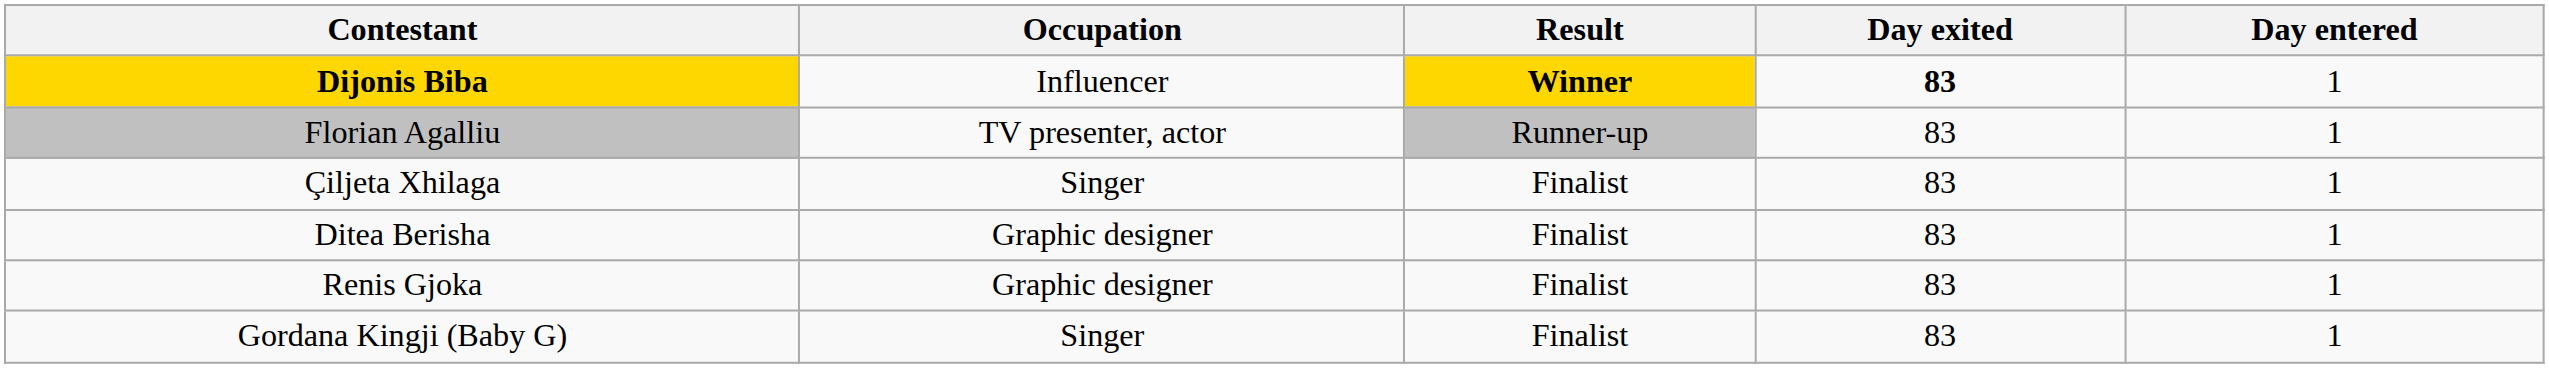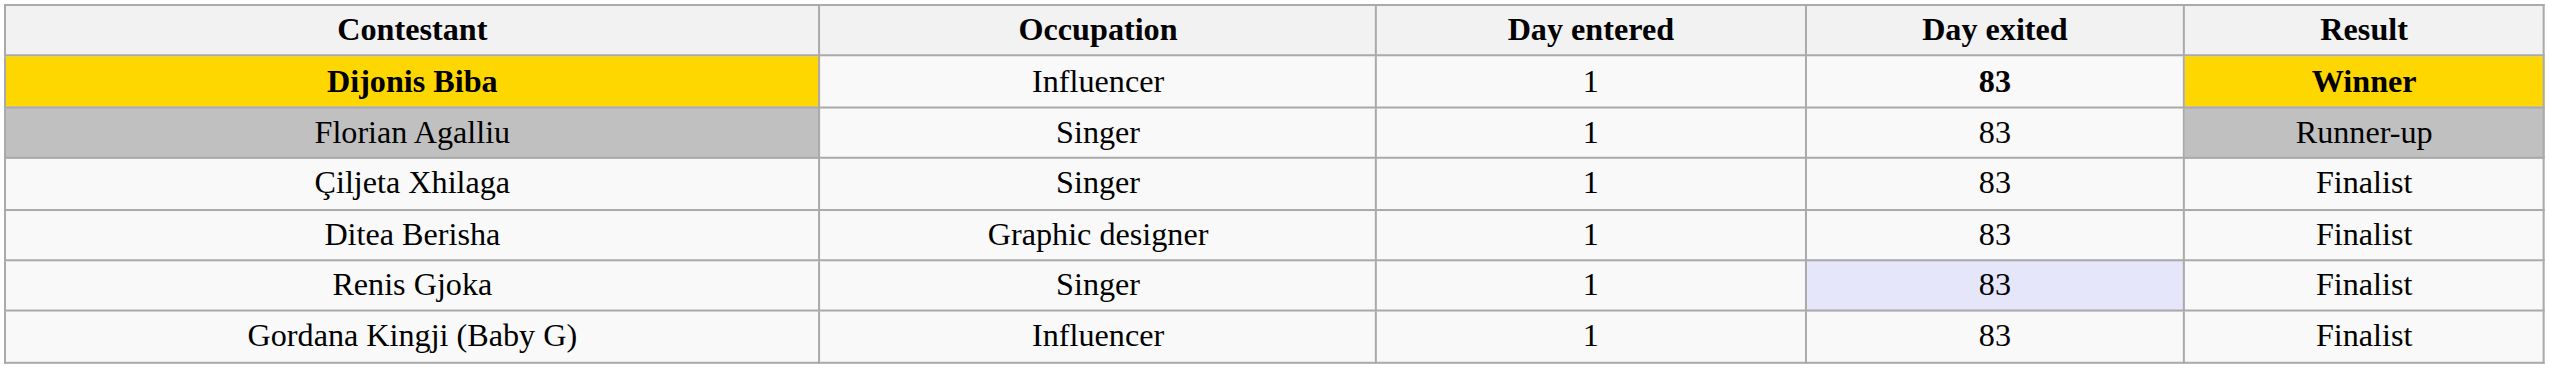columns swapped: (2334, 30) <-> (1580, 30)
(1102, 132) TV presenter, actor -> (1098, 132) Singer
(1102, 285) Graphic designer -> (1098, 285) Singer
(1940, 285) no background -> (1995, 285) lavender background
(1102, 336) Singer -> (1098, 336) Influencer
